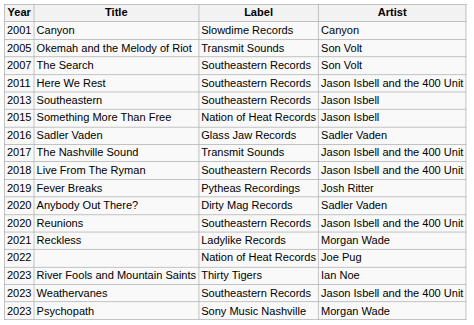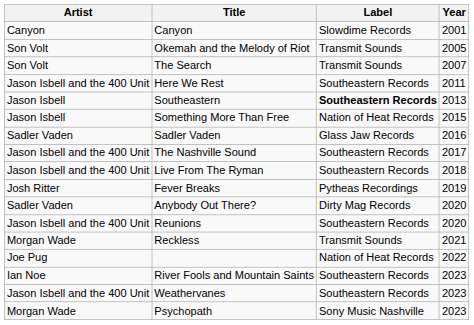columns swapped: (392, 13) <-> (19, 13)
(256, 65) Southeastern Records -> (361, 65) Transmit Sounds
(256, 100) normal -> (378, 100) bold
(243, 153) Transmit Sounds -> (374, 153) Southeastern Records
(244, 240) Ladylike Records -> (361, 240) Transmit Sounds
(232, 275) Thirty Tigers -> (374, 275) Southeastern Records
